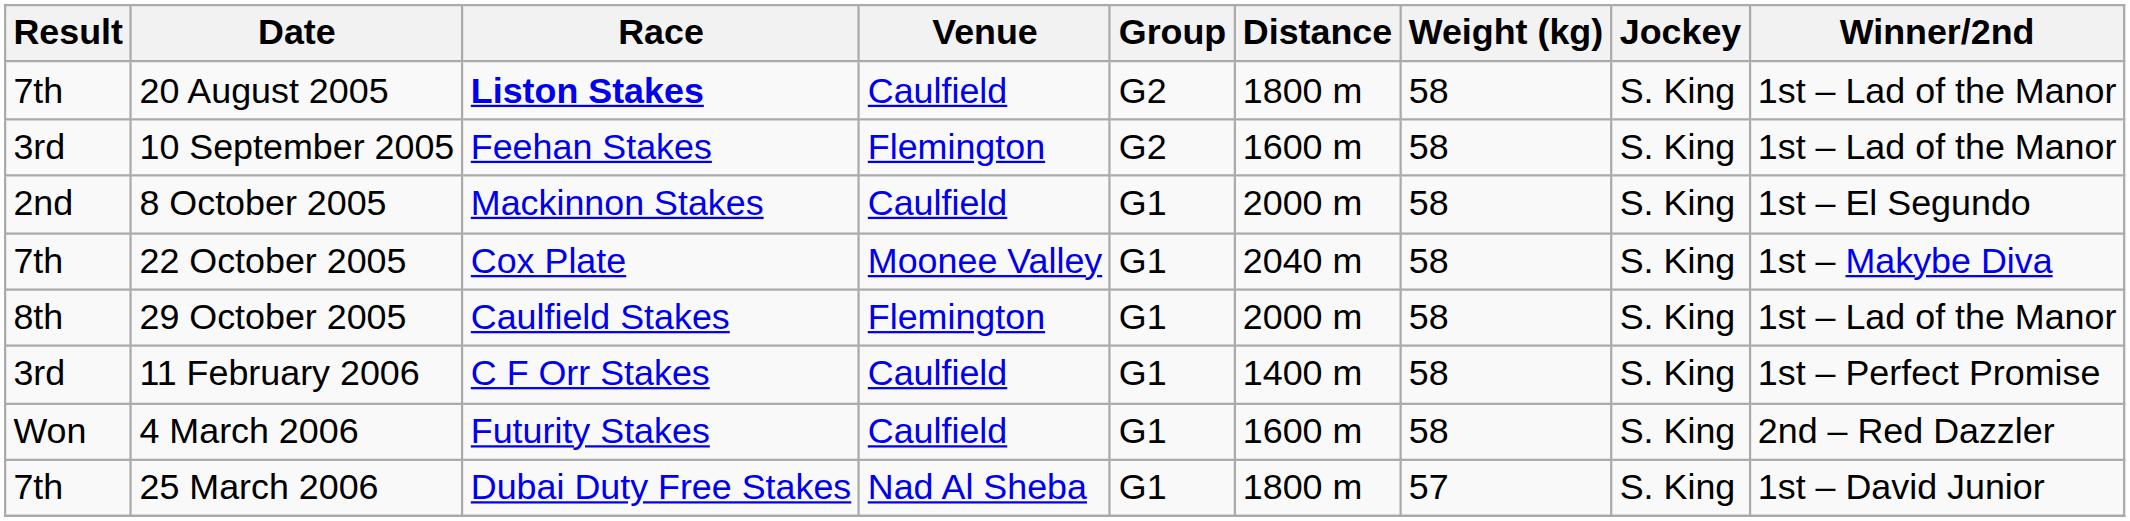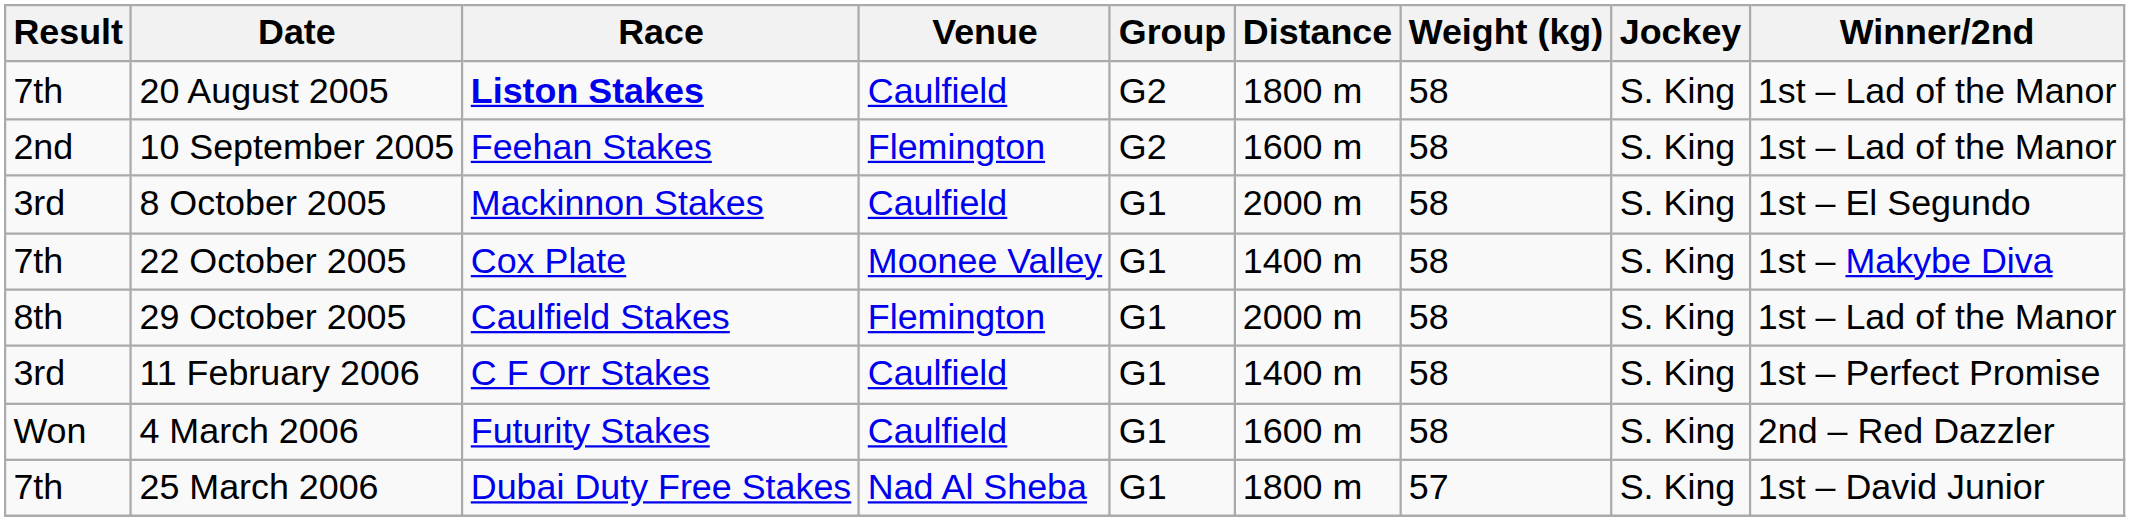(39, 146) 3rd -> (43, 146) 2nd
(43, 203) 2nd -> (39, 203) 3rd
(1303, 260) 2040 m -> (1303, 260) 1400 m
